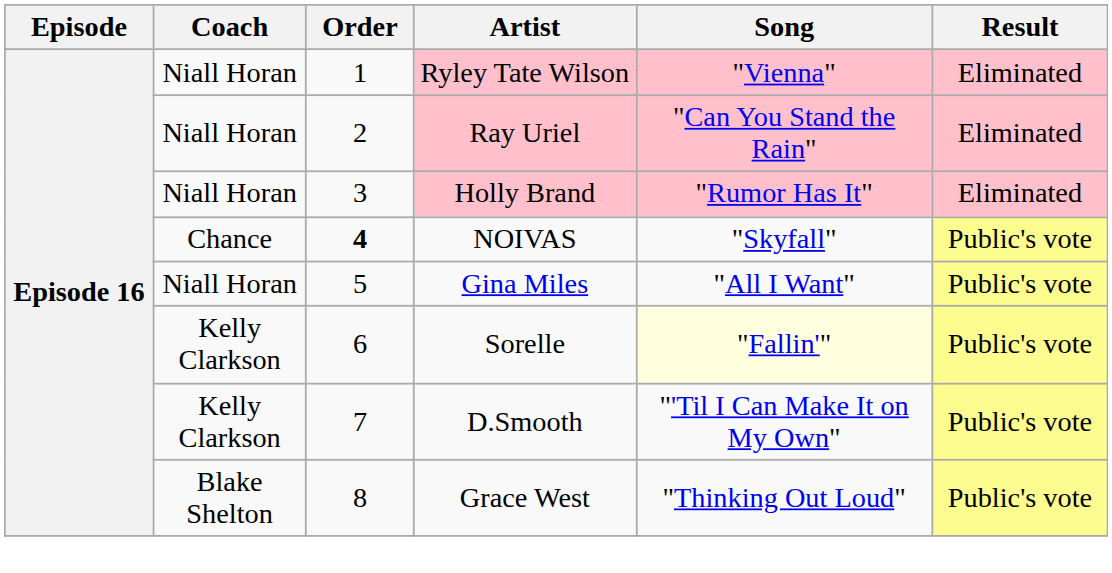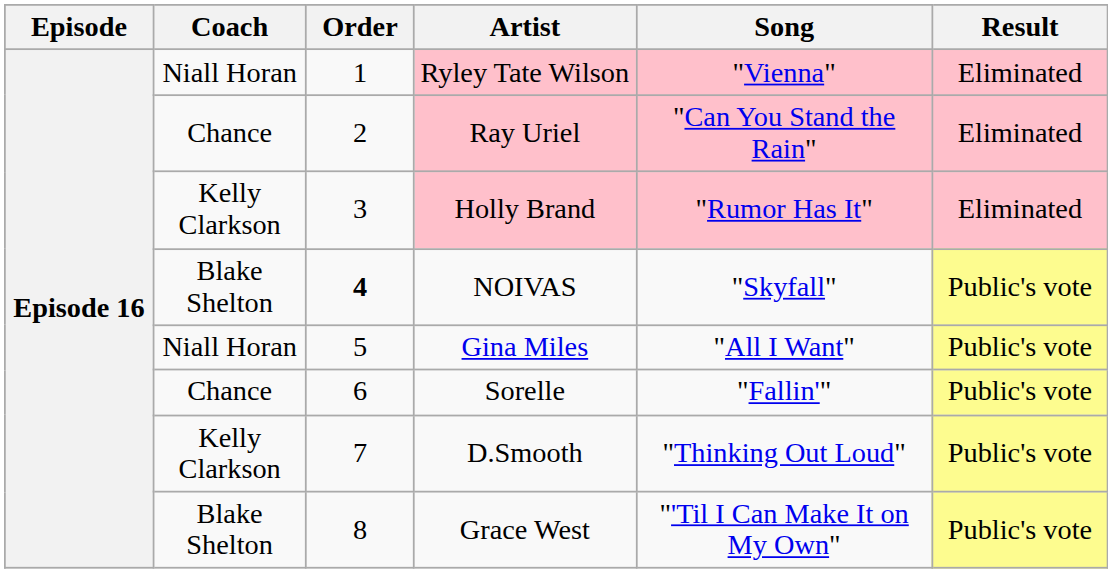(230, 132) Niall Horan -> (230, 132) Chance
(230, 193) Niall Horan -> (230, 209) Kelly Clarkson
(230, 238) Chance -> (230, 286) Blake Shelton
(230, 344) Kelly Clarkson -> (230, 392) Chance
(784, 344) lightyellow background -> (784, 392) no background
(784, 421) "'Til I Can Make It on My Own" -> (784, 452) "Thinking Out Loud"
(784, 497) "Thinking Out Loud" -> (784, 529) "'Til I Can Make It on My Own"
